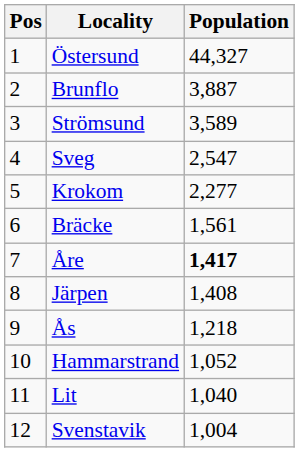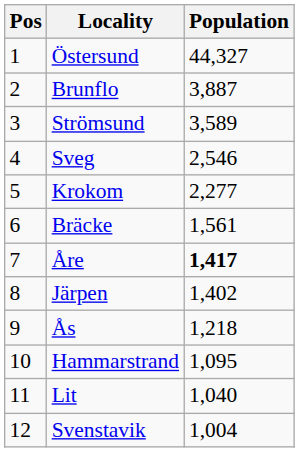(213, 157) 2,547 -> (213, 157) 2,546
(213, 293) 1,408 -> (213, 293) 1,402
(213, 361) 1,052 -> (213, 361) 1,095
